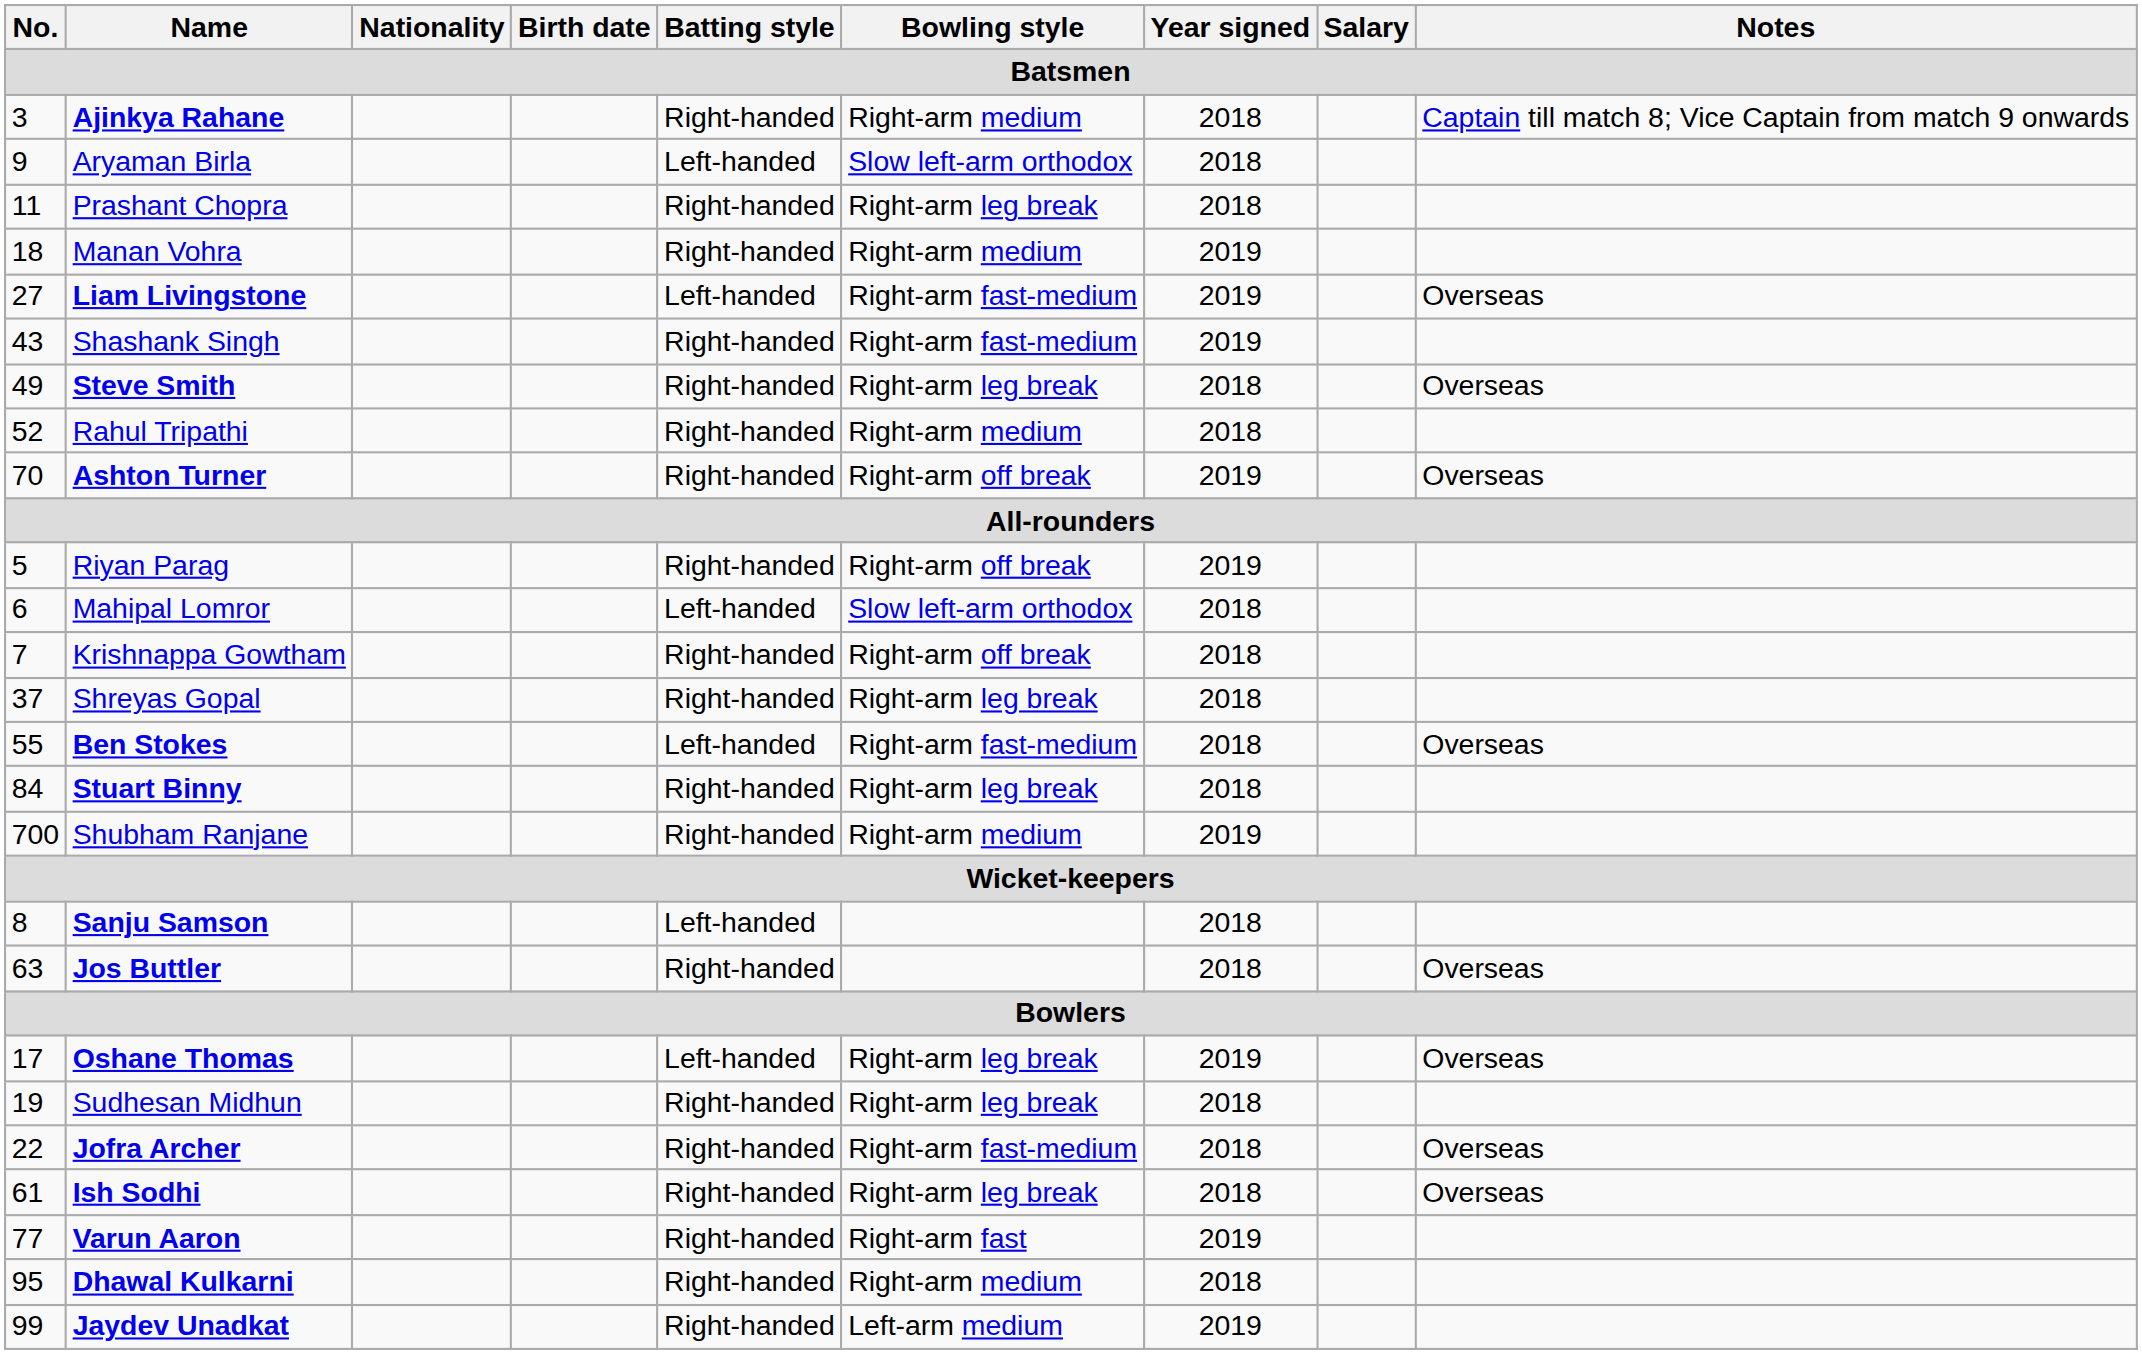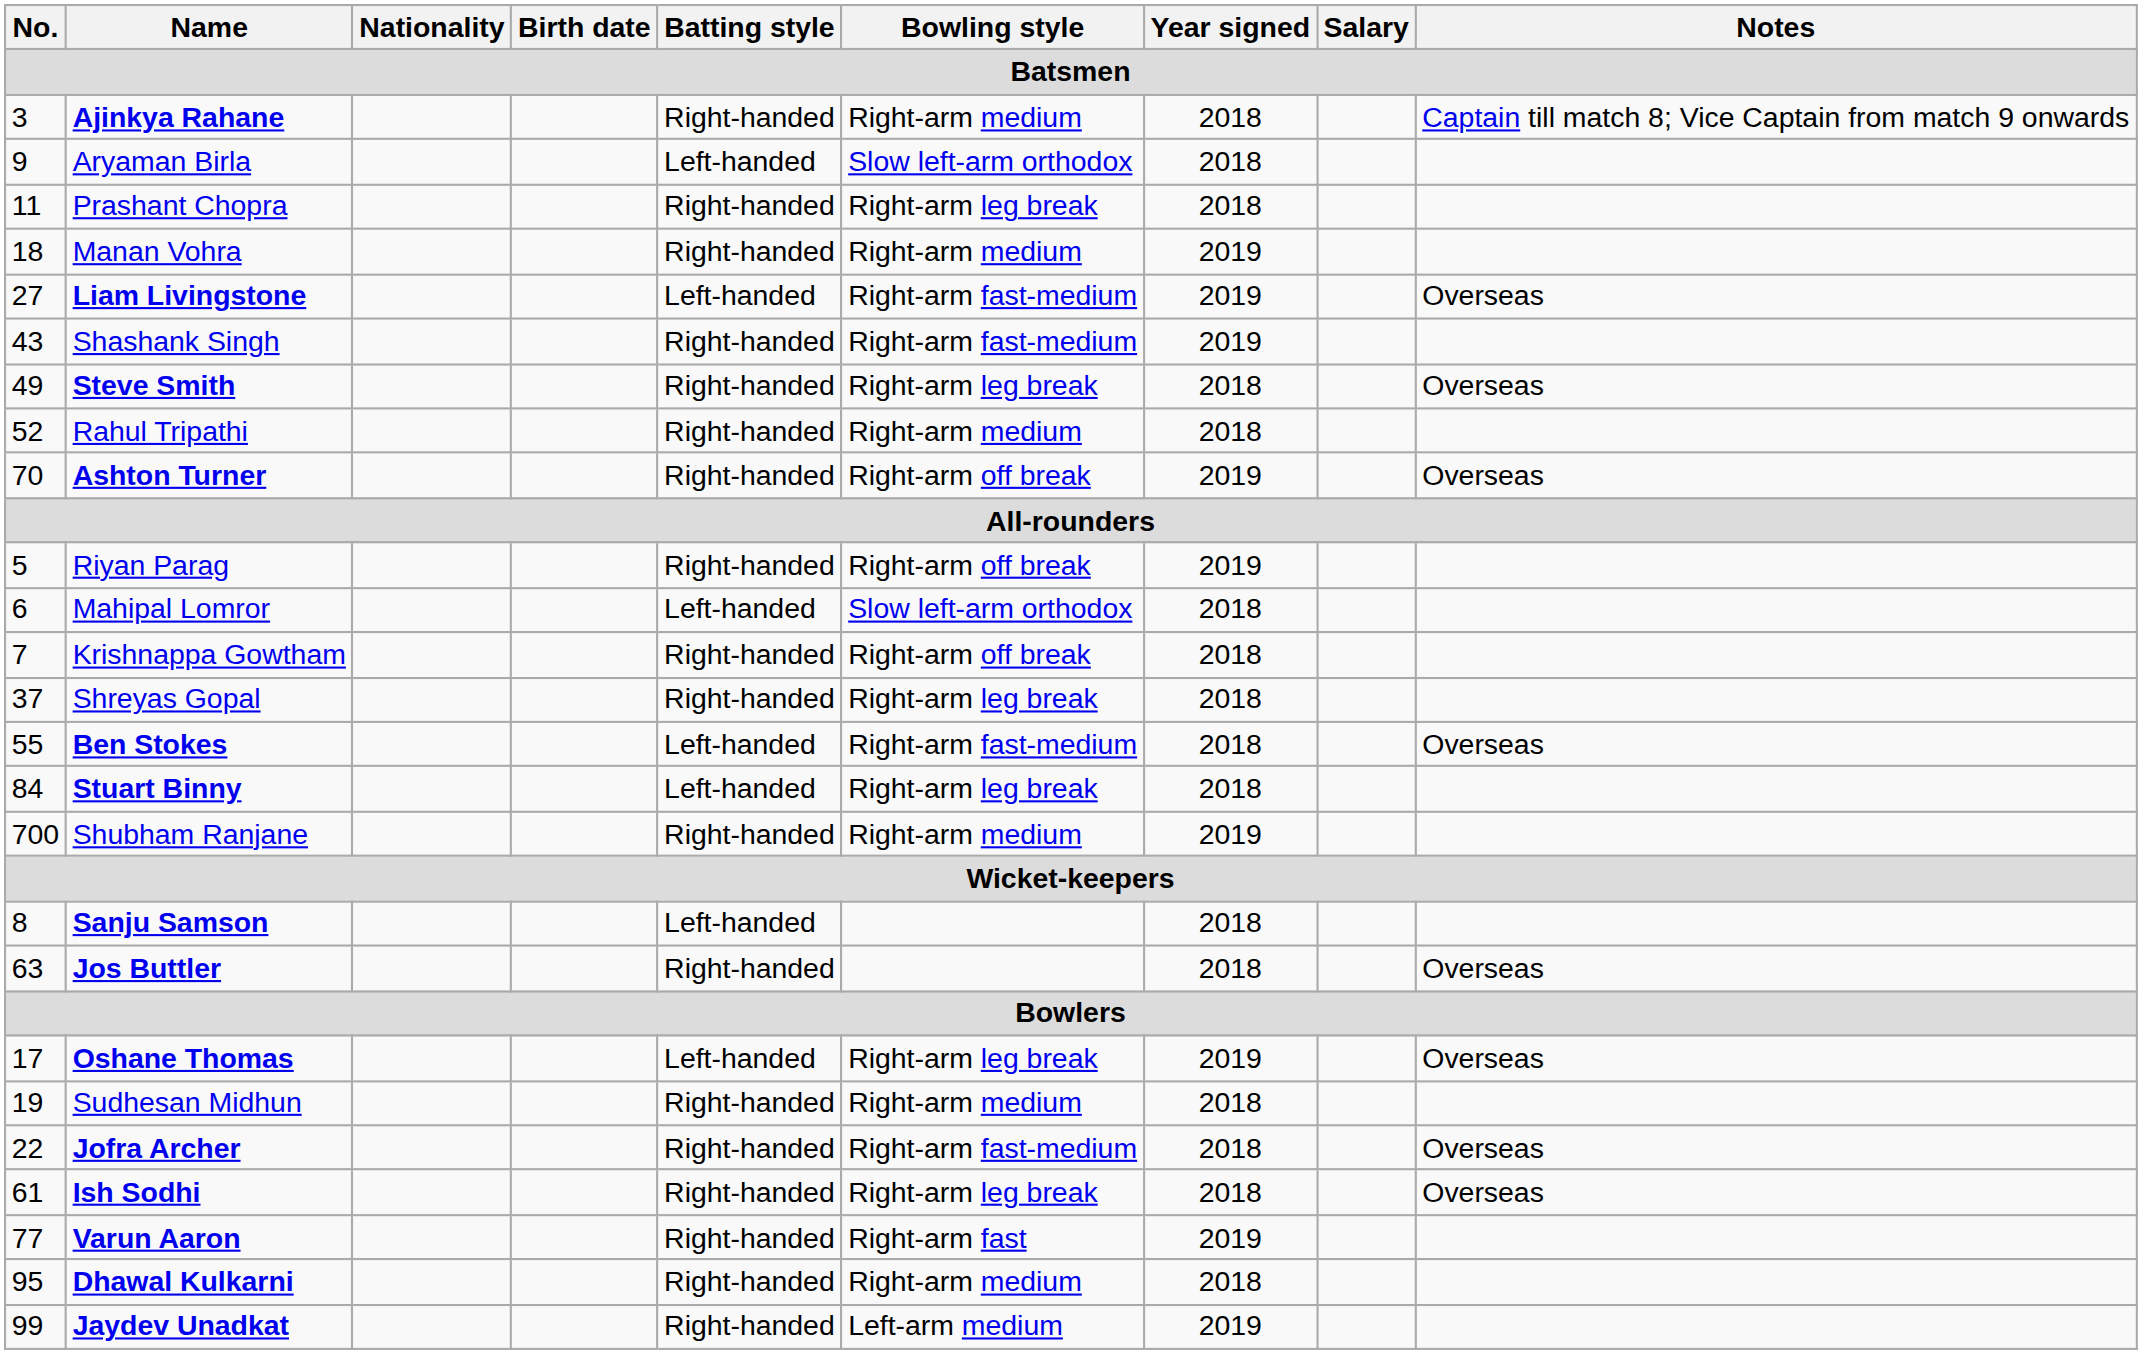(749, 789) Right-handed -> (740, 789) Left-handed
(973, 1102) Right-arm leg break -> (965, 1102) Right-arm medium
